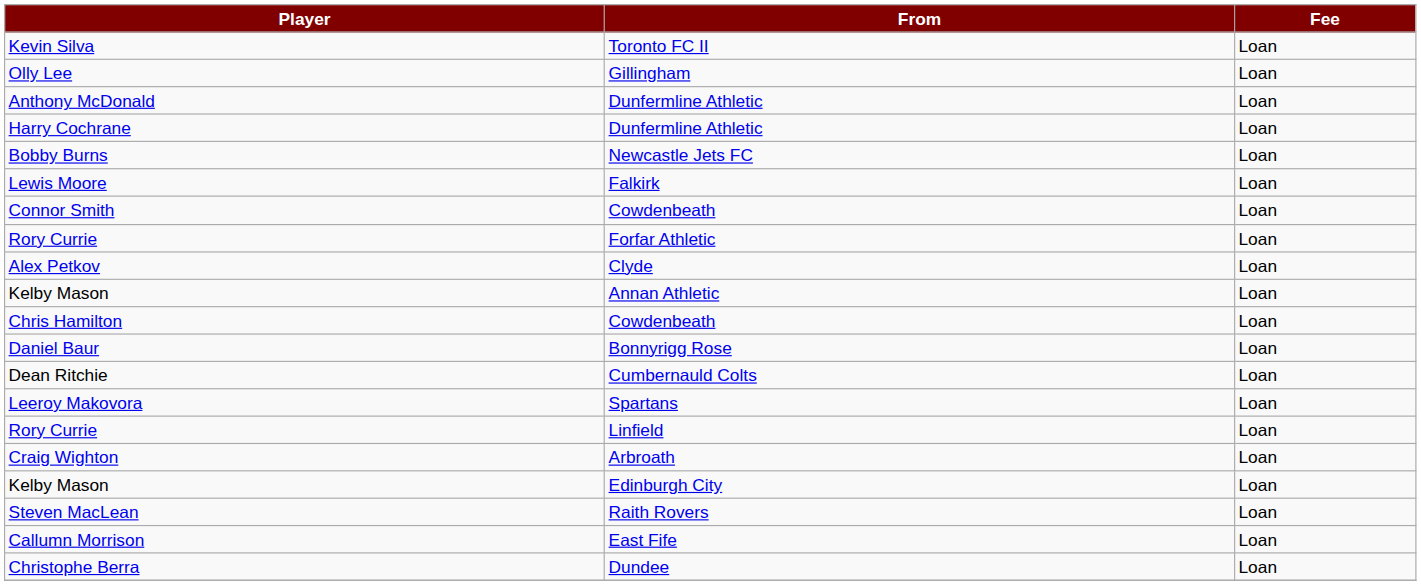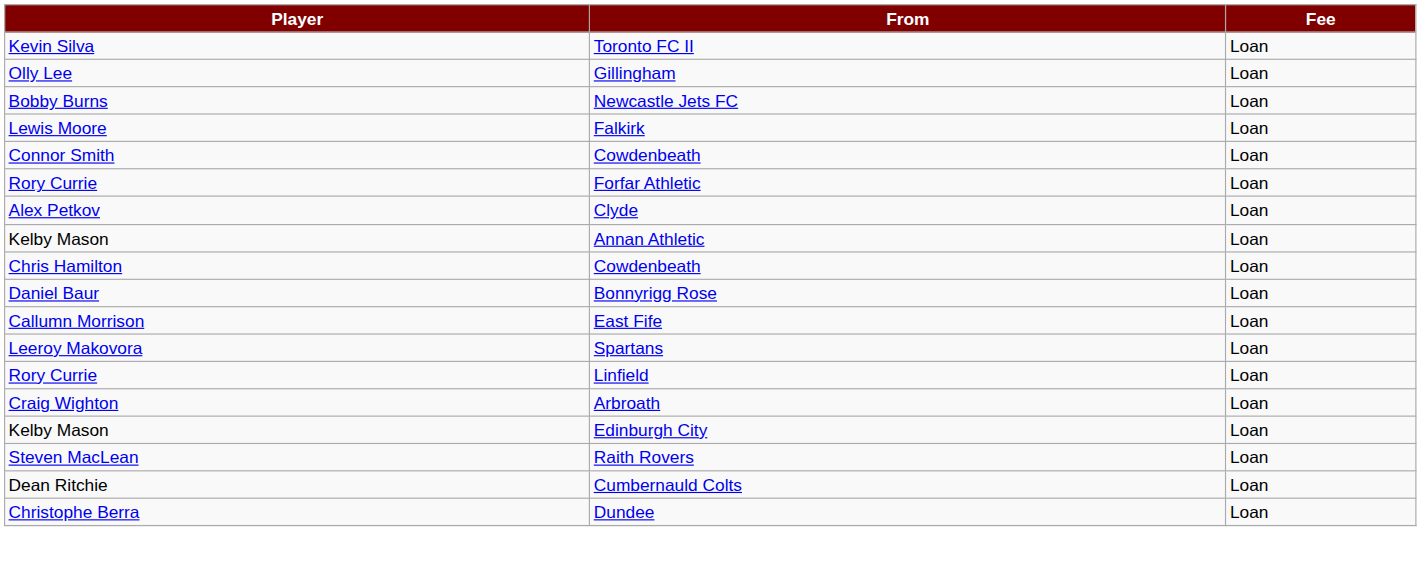- row: (82, 101)
- row: (70, 128)
rows swapped: (58, 375) <-> (76, 540)
